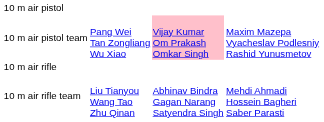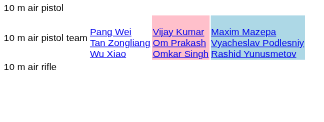(273, 43) no background -> (258, 43) lightblue background
- row: (42, 96)
